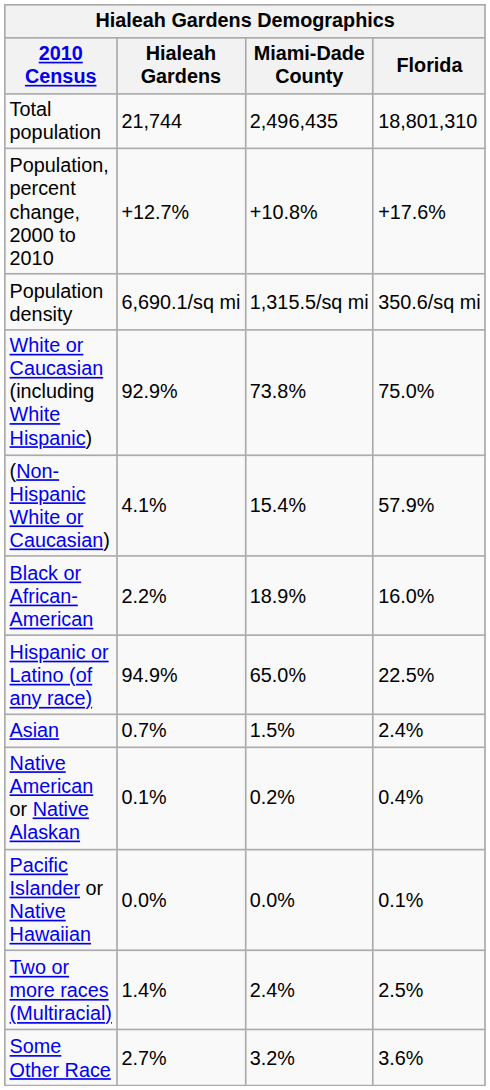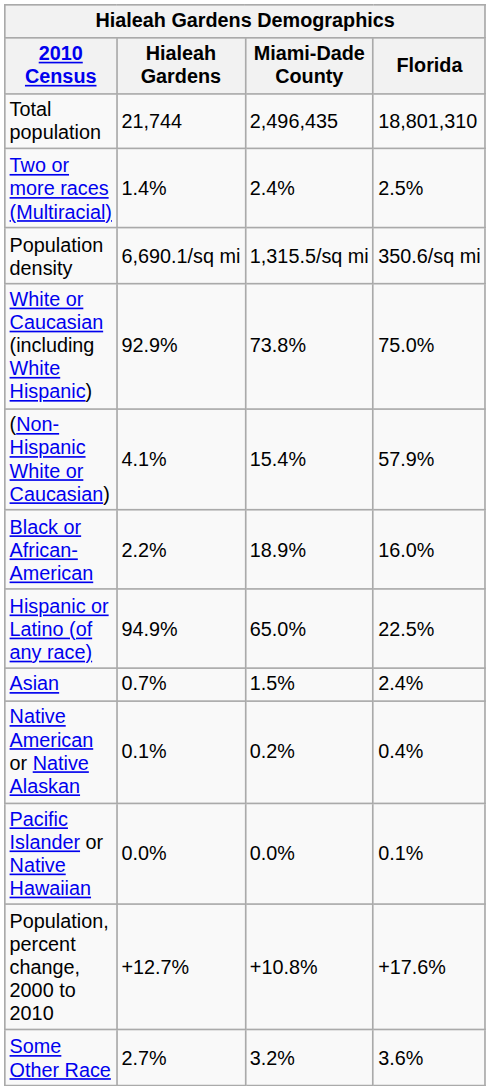rows swapped: (59, 211) <-> (61, 990)
